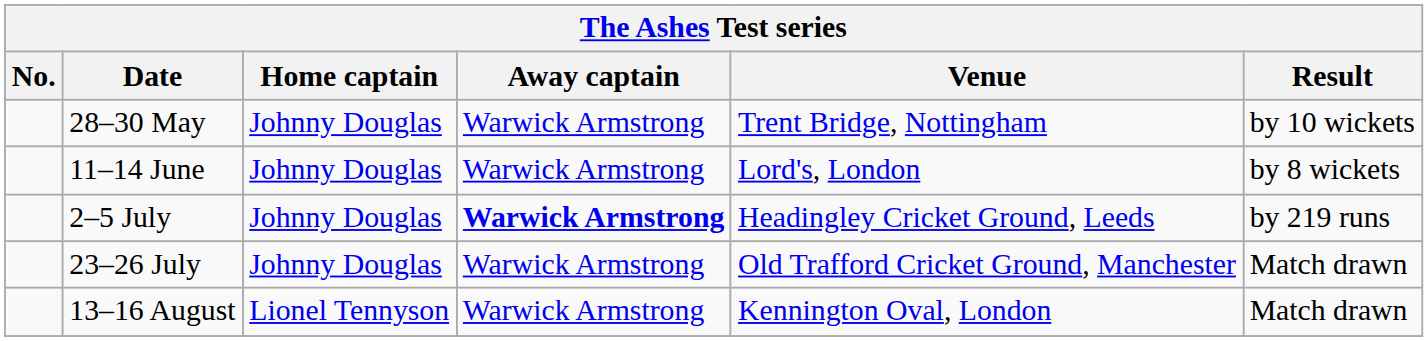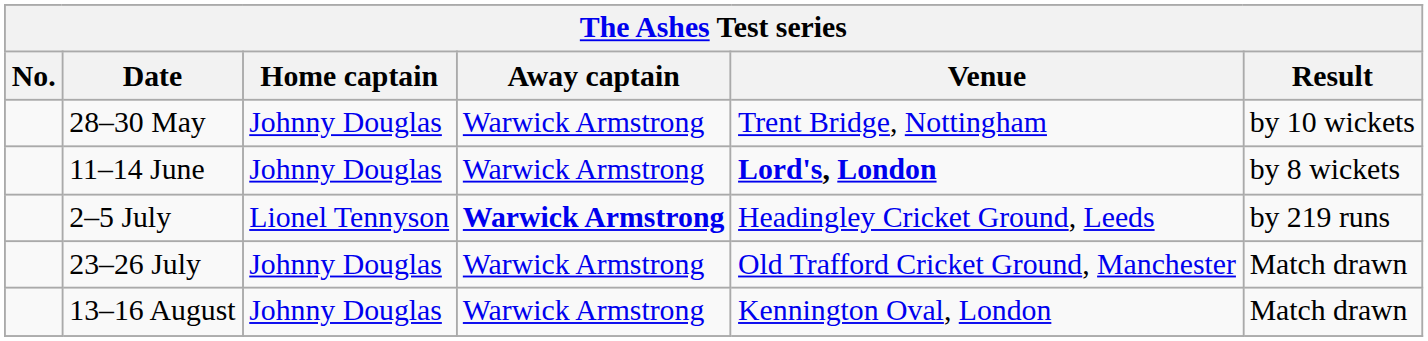(829, 169) normal -> (837, 169) bold
(346, 216) Johnny Douglas -> (349, 216) Lionel Tennyson
(349, 311) Lionel Tennyson -> (346, 311) Johnny Douglas
